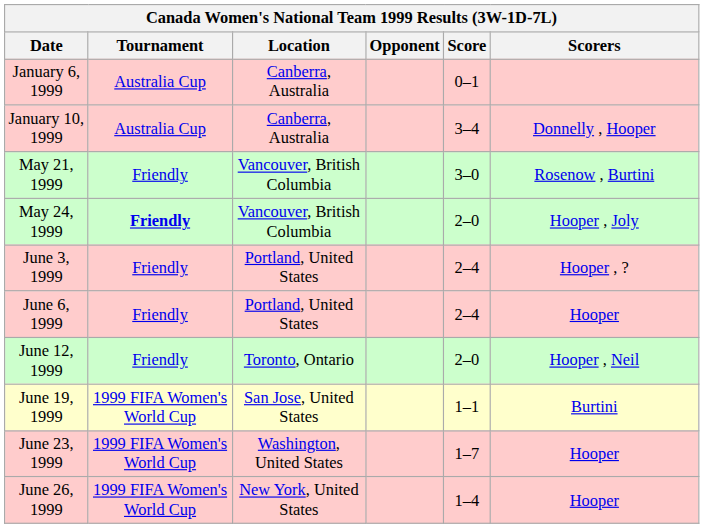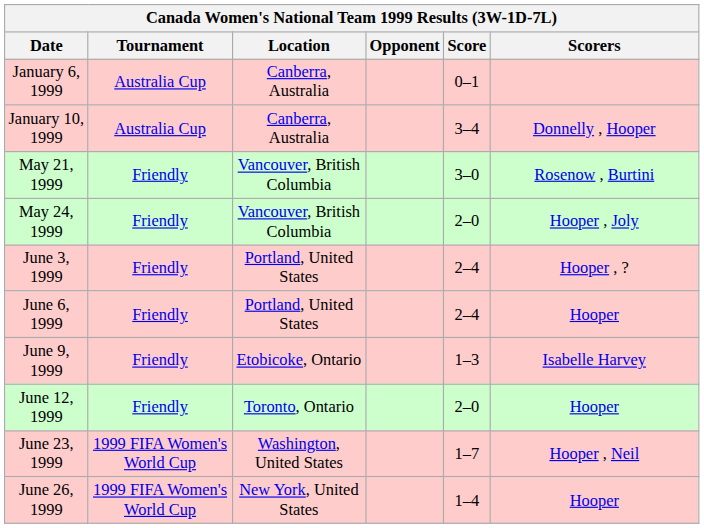(160, 221) bold -> (160, 221) normal
+ row: (46, 360)
(594, 360) Hooper , Neil -> (594, 407) Hooper
- row: (46, 407)
(594, 453) Hooper -> (594, 453) Hooper , Neil
